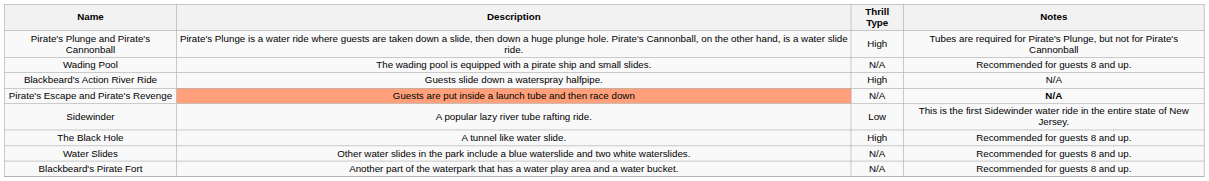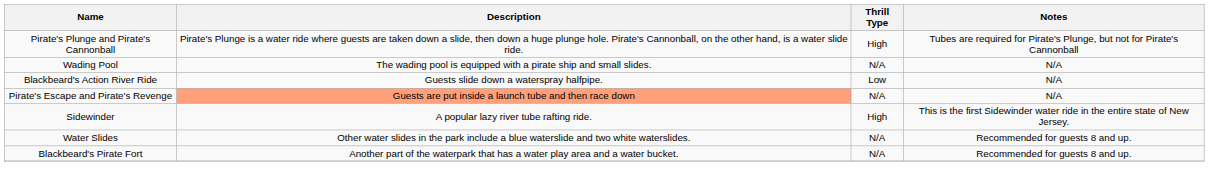(1054, 65) Recommended for guests 8 and up. -> (1054, 65) N/A
(877, 80) High -> (877, 80) Low
(1054, 96) bold -> (1054, 96) normal
(877, 117) Low -> (877, 117) High
- row: (90, 138)
